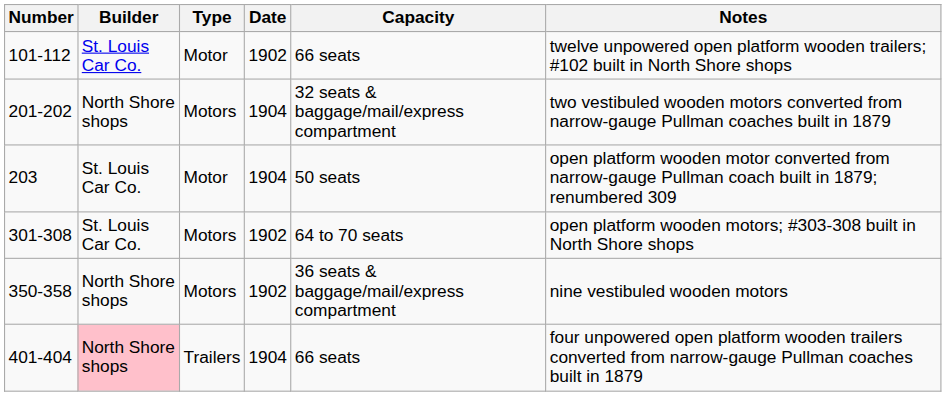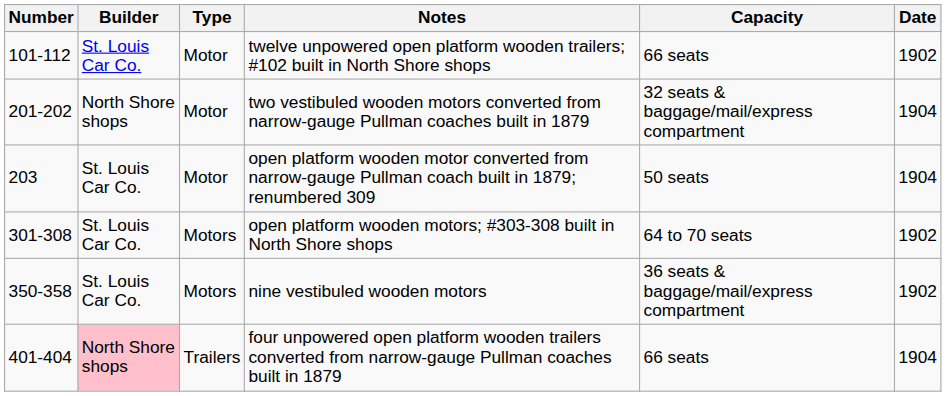columns swapped: (268, 18) <-> (743, 18)
(210, 111) Motors -> (206, 111) Motor
(128, 291) North Shore shops -> (115, 291) St. Louis Car Co.
